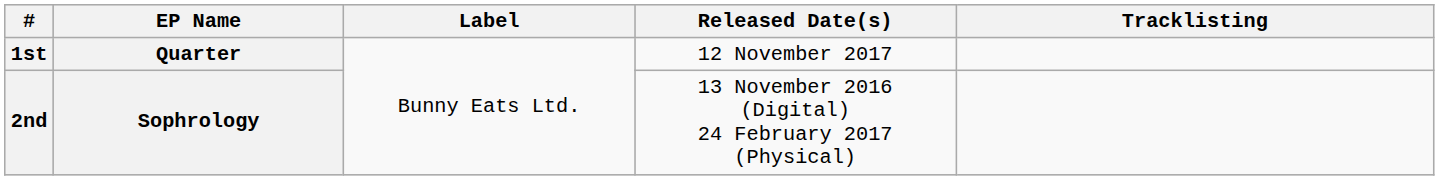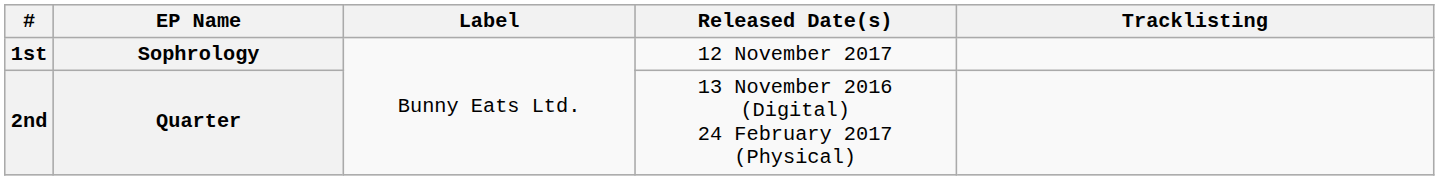(199, 54) Quarter -> (199, 54) Sophrology
(199, 123) Sophrology -> (199, 123) Quarter
